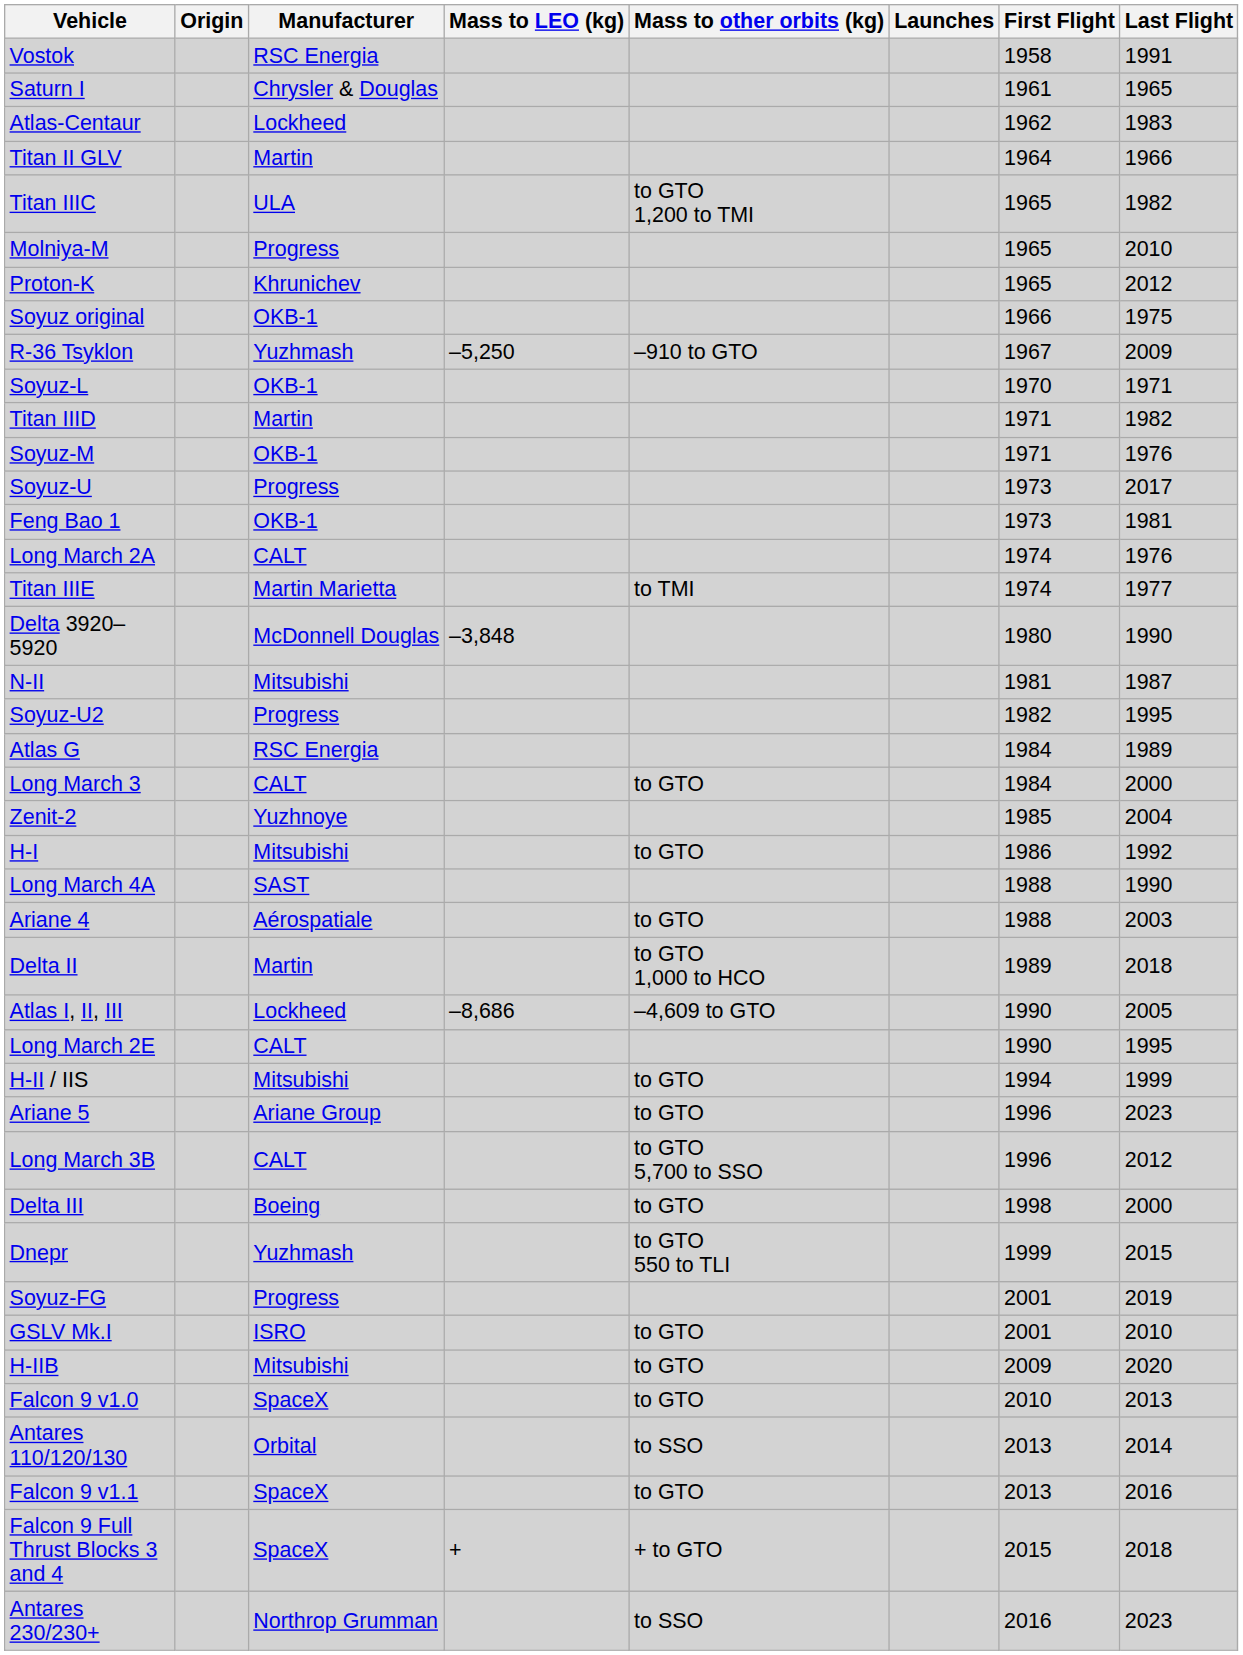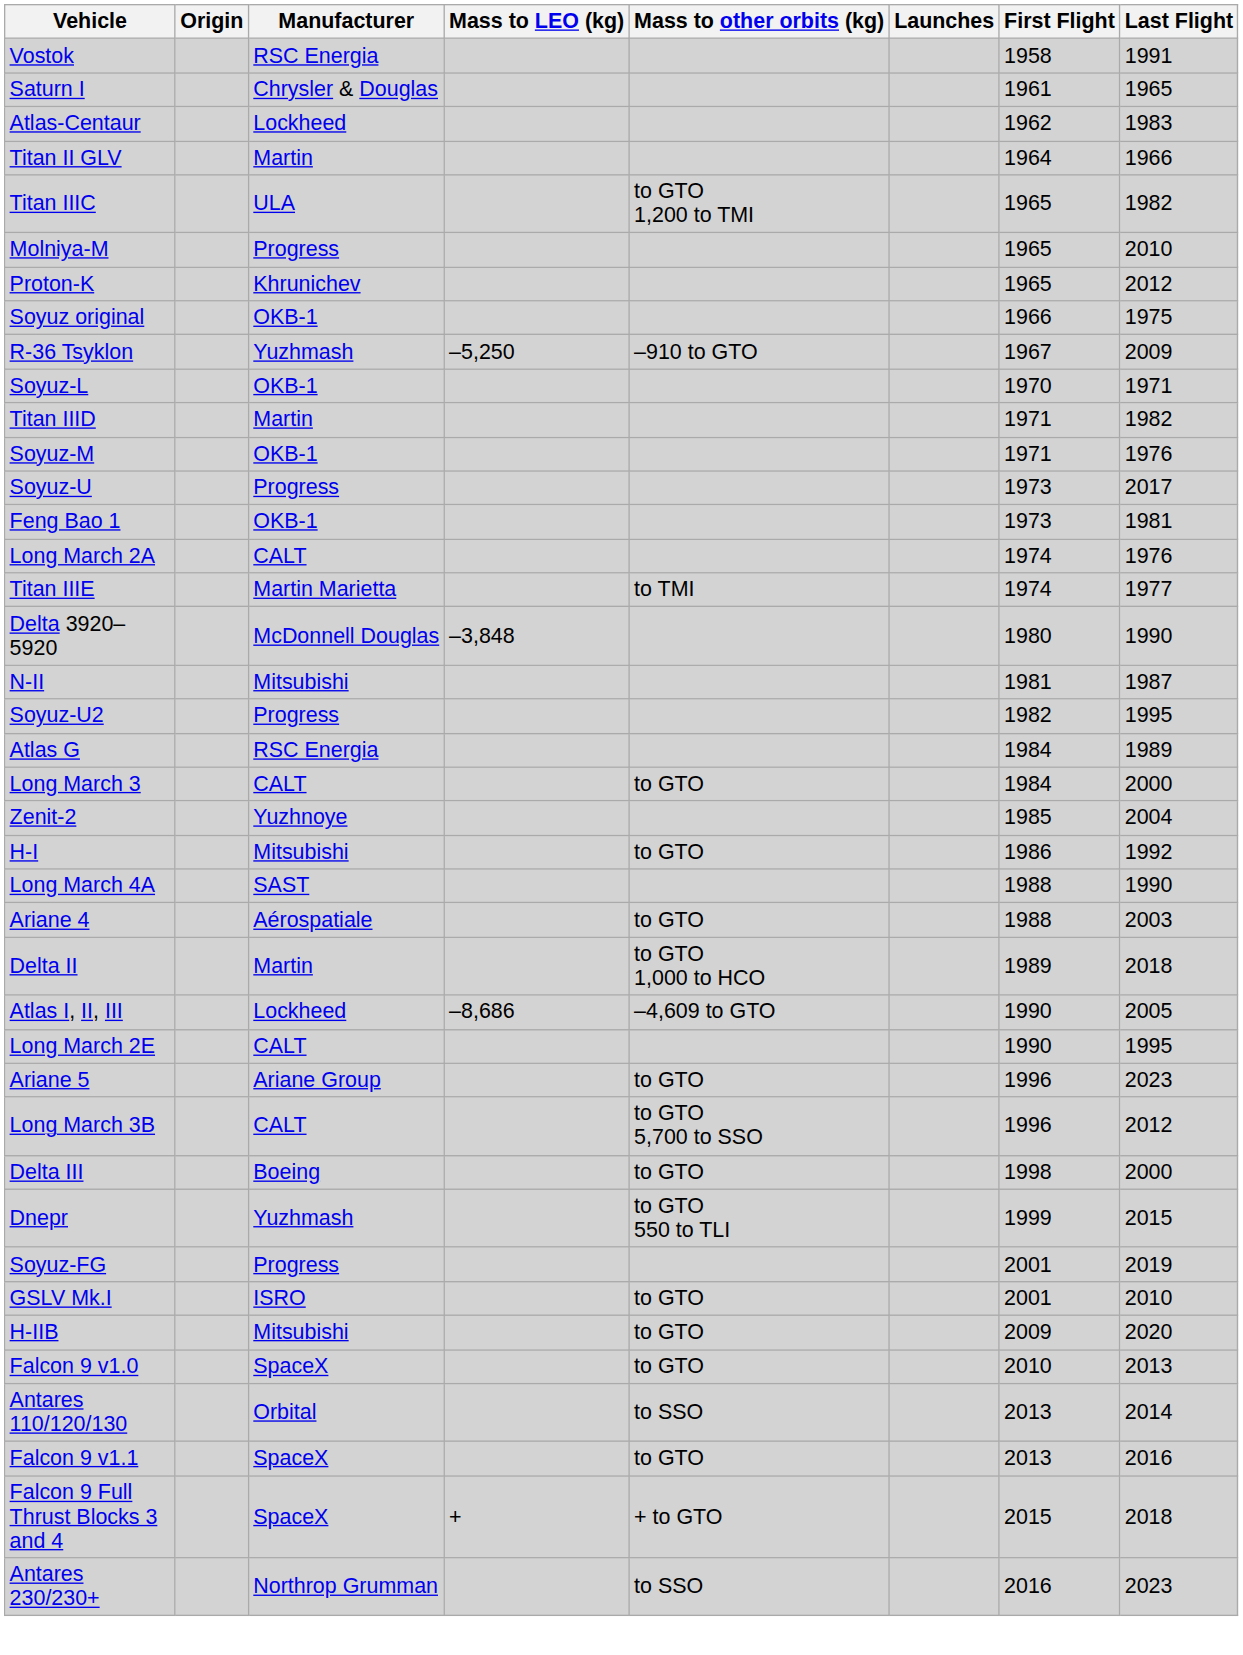- row: (49, 1079)
